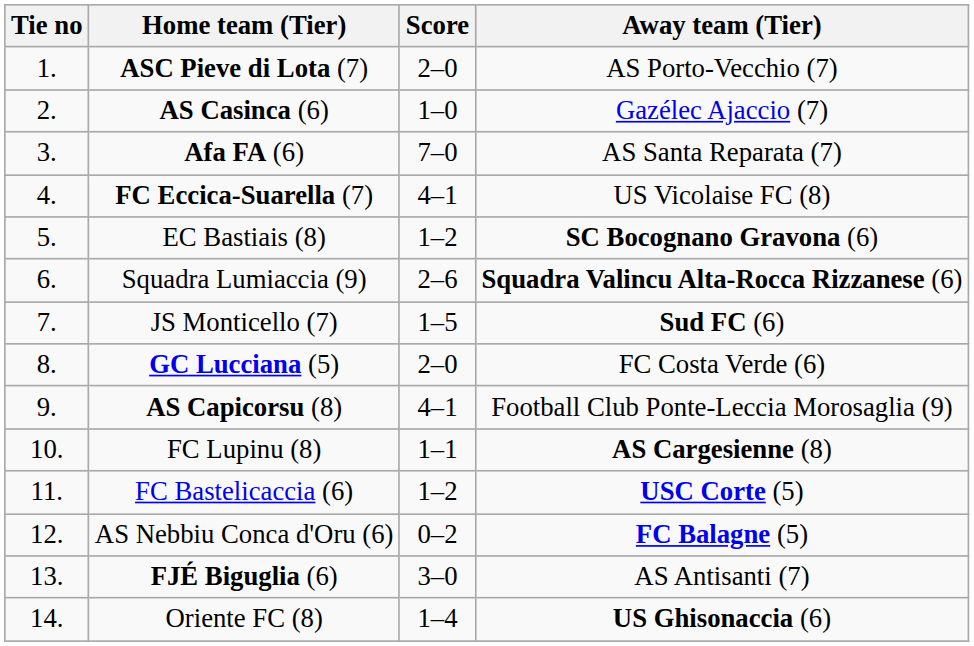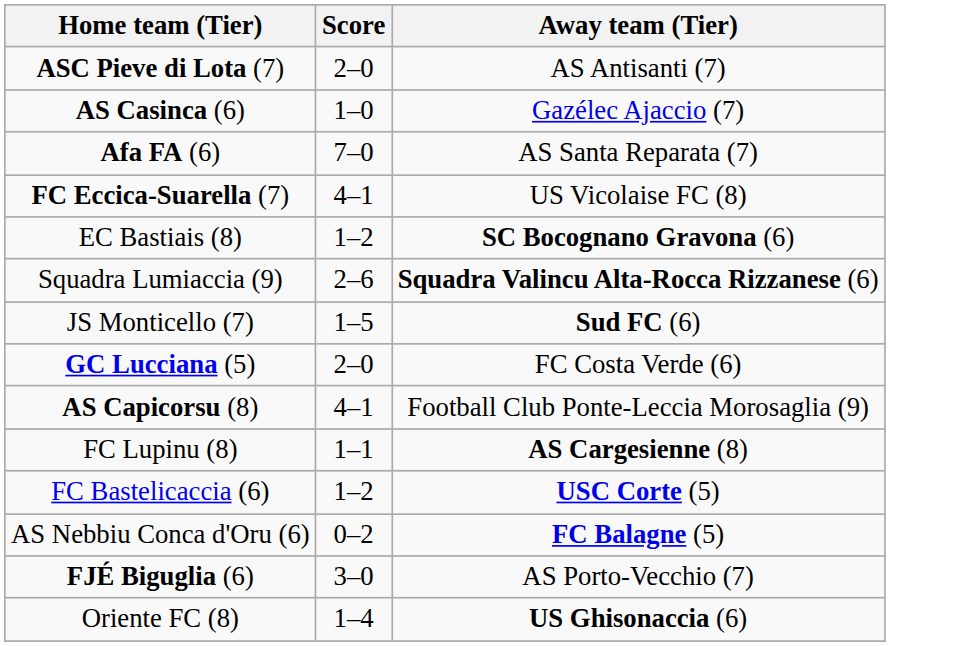- column: (47, 25)
(722, 68) AS Porto-Vecchio (7) -> (638, 68) AS Antisanti (7)
(722, 576) AS Antisanti (7) -> (638, 576) AS Porto-Vecchio (7)
